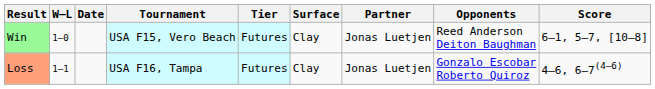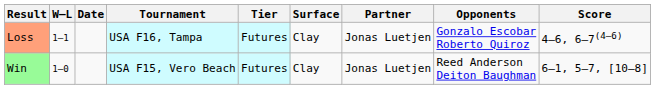rows swapped: (17, 38) <-> (20, 69)
